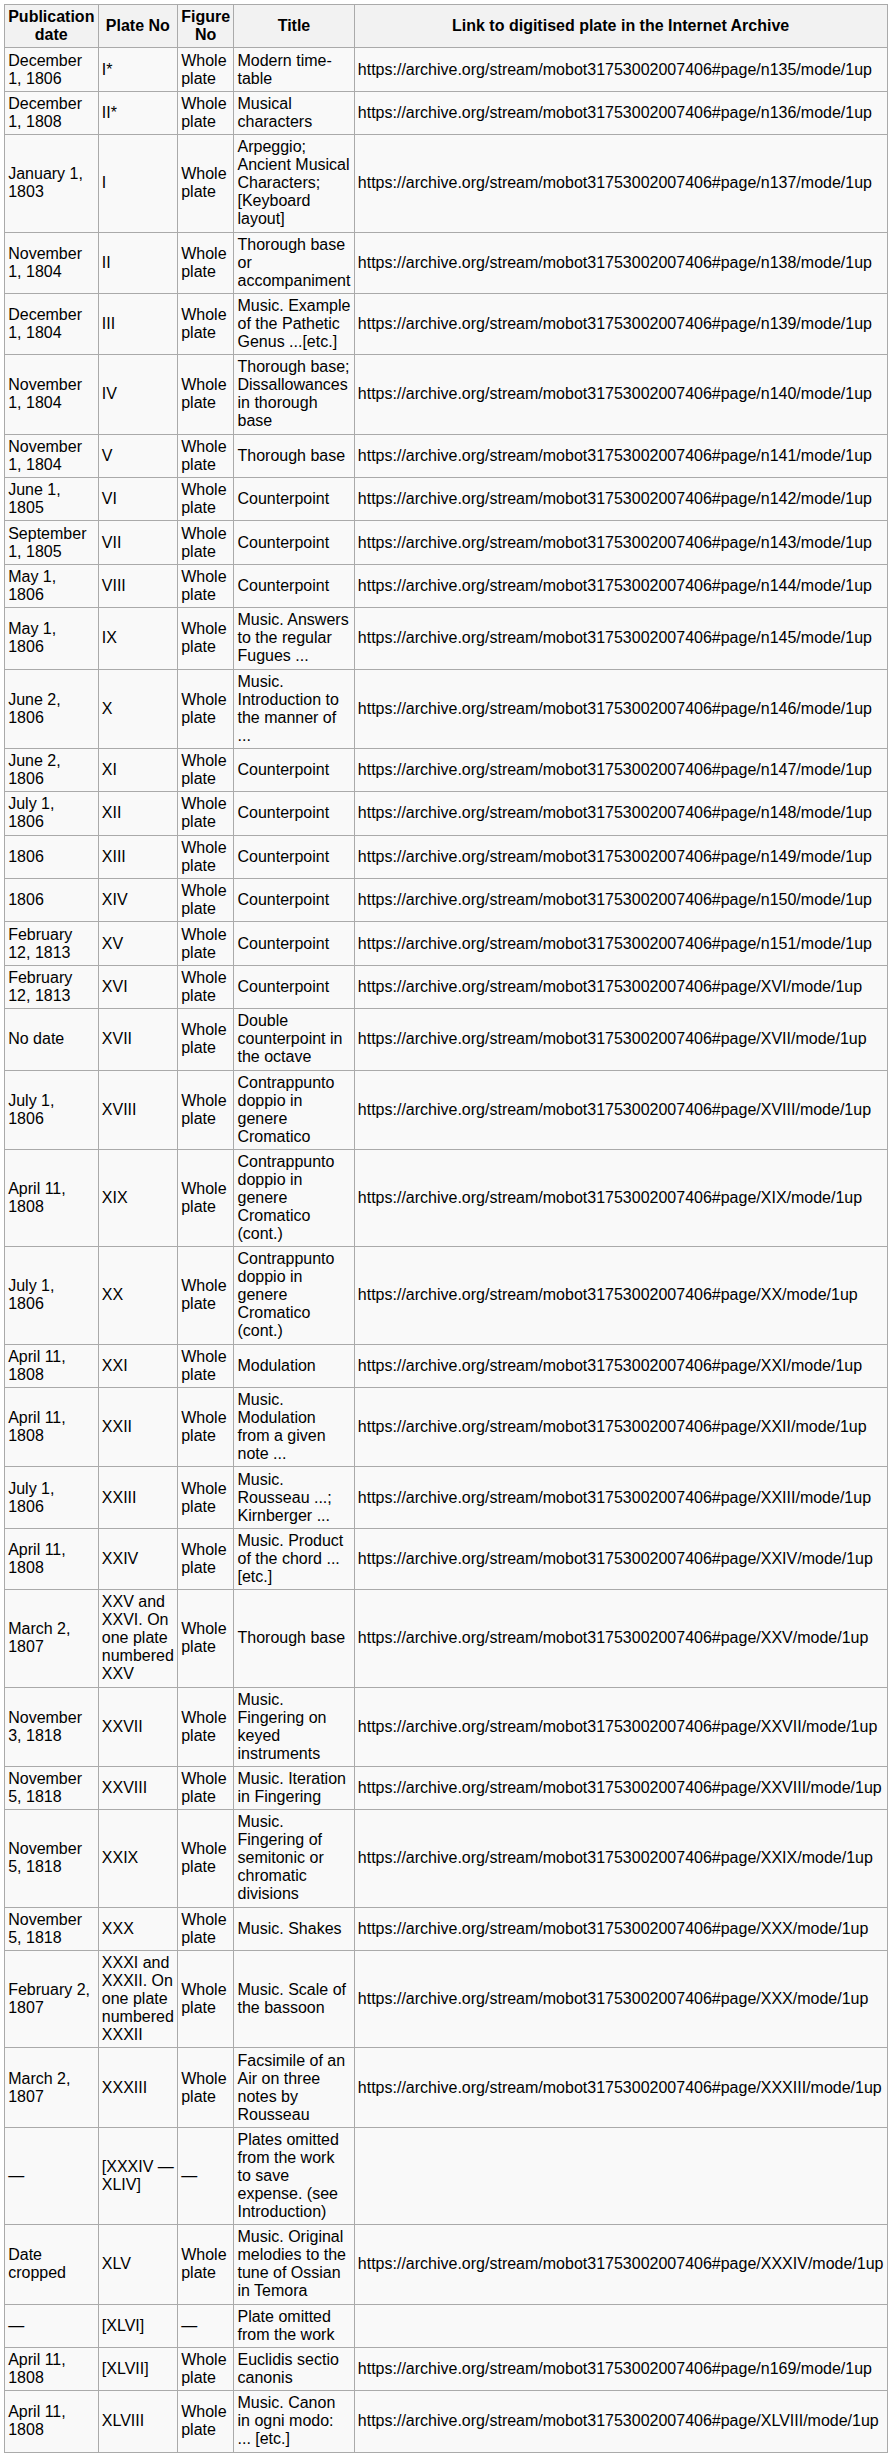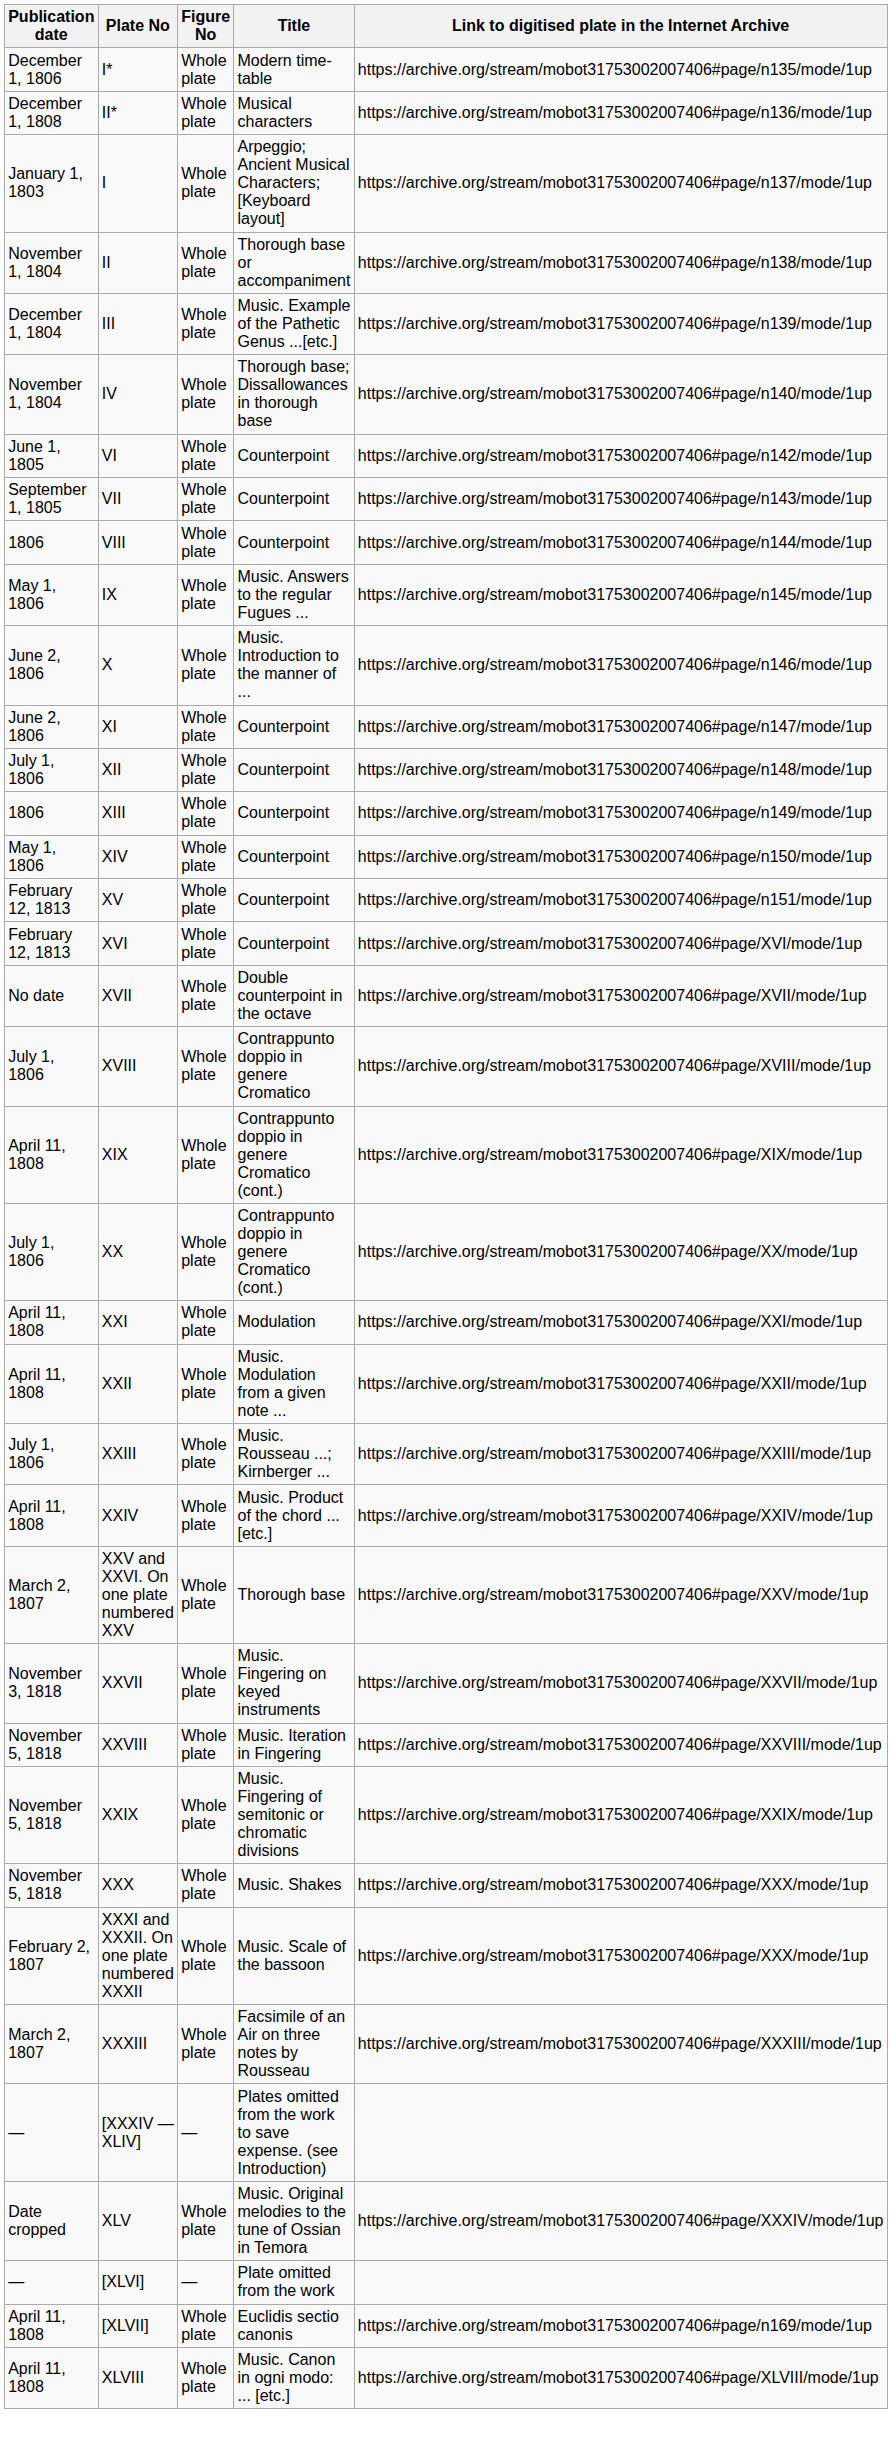- row: (107, 455)
(32, 585) May 1, 1806 -> (26, 542) 1806
(26, 900) 1806 -> (32, 856) May 1, 1806
